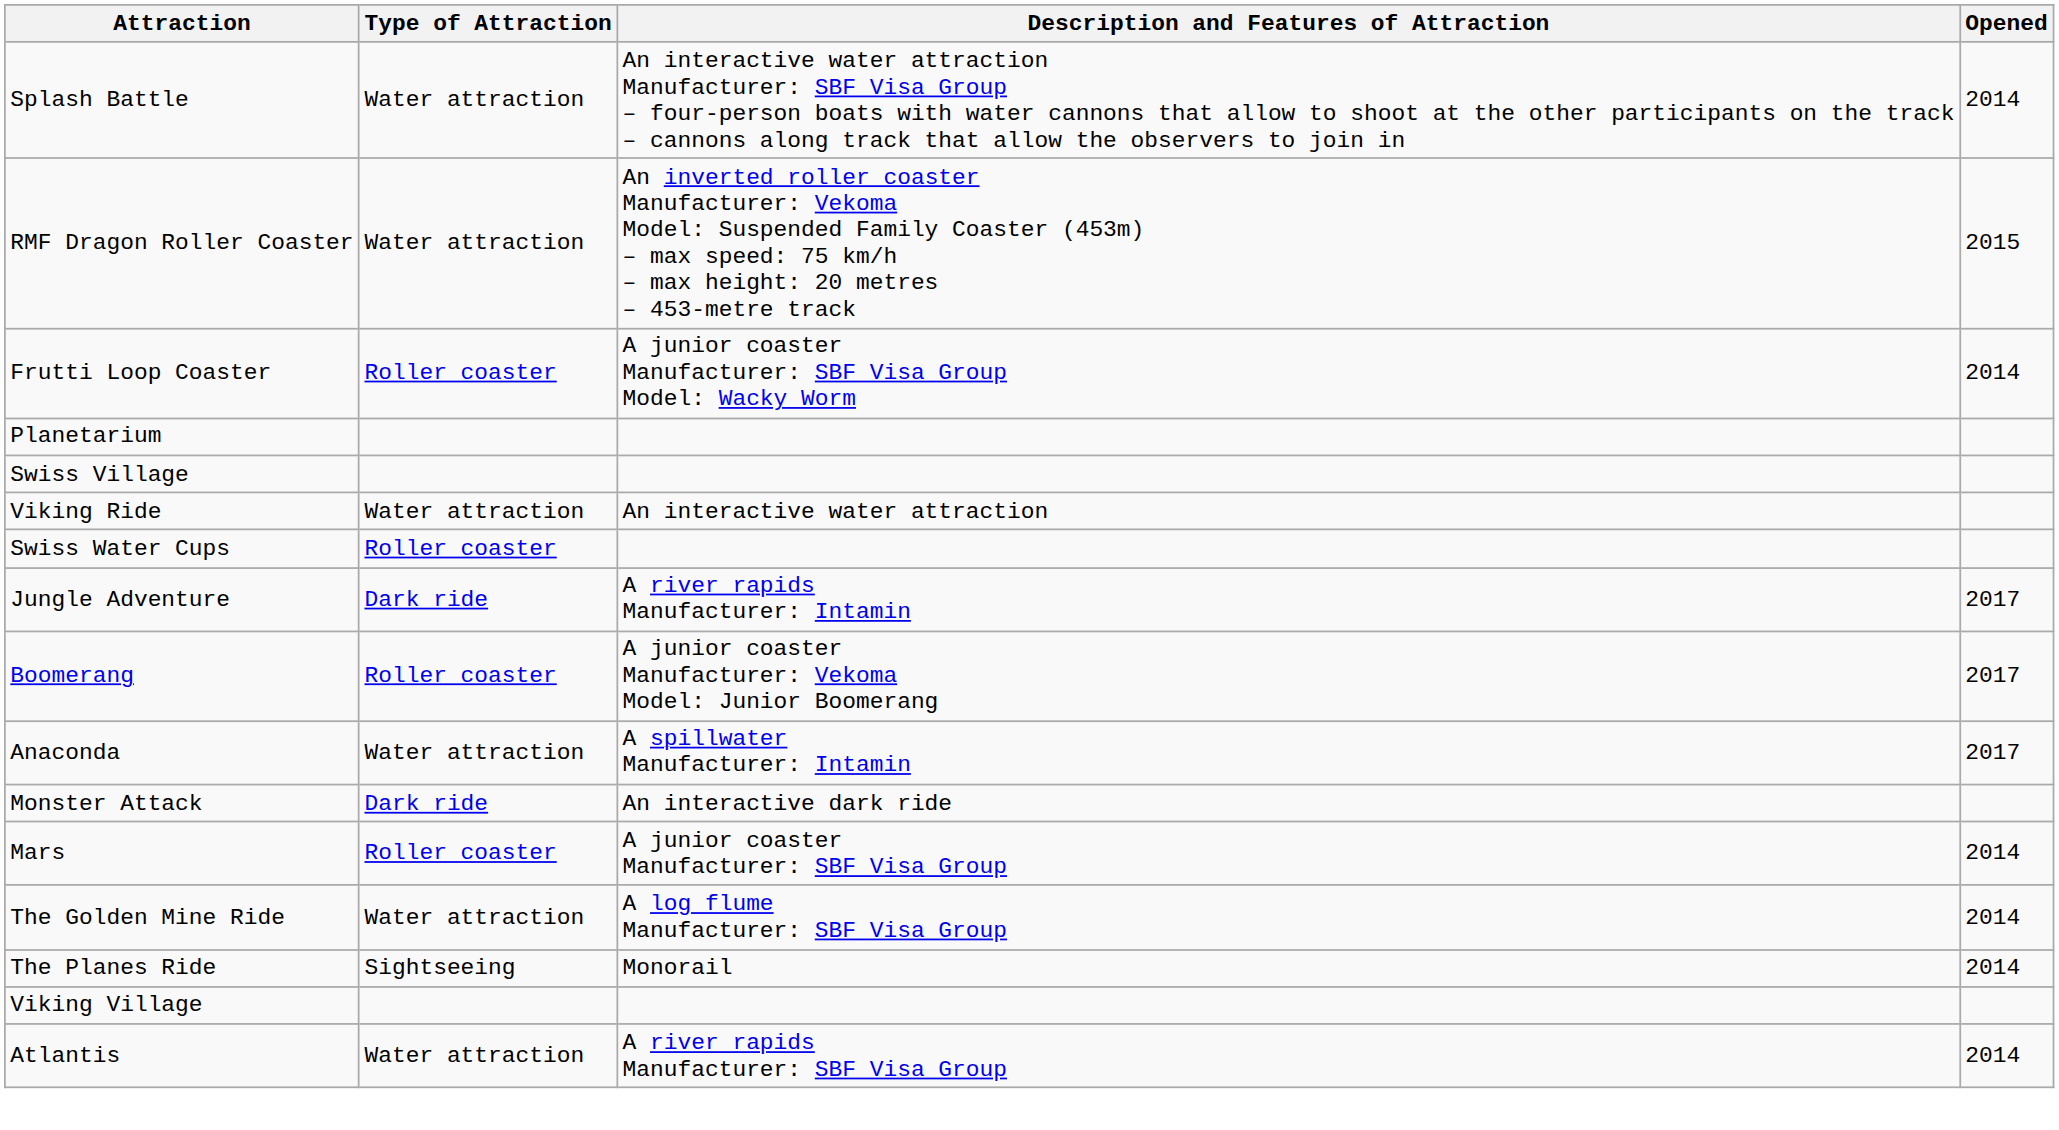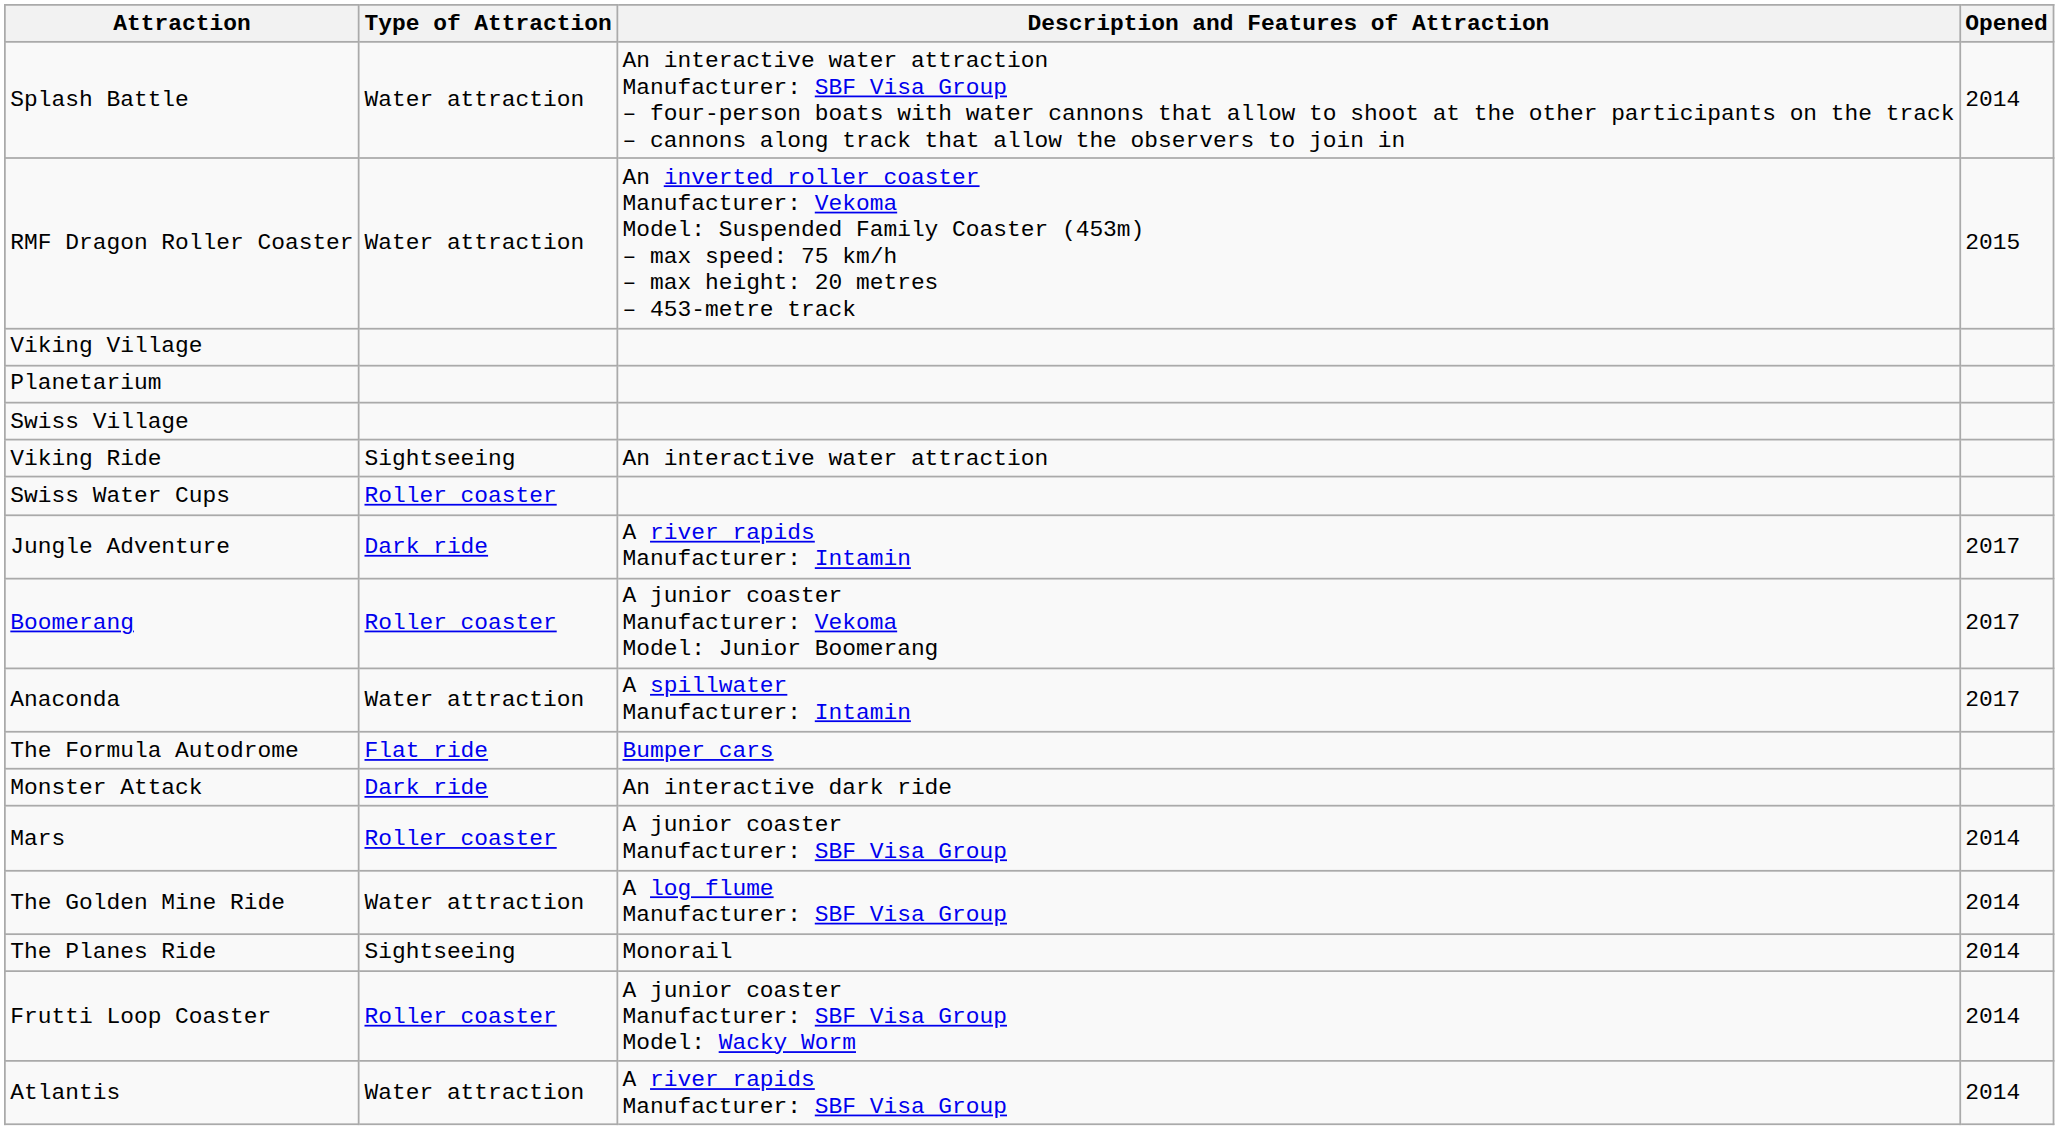rows swapped: (106, 1005) <-> (141, 373)
(474, 511) Water attraction -> (440, 458) Sightseeing
+ row: (154, 751)
